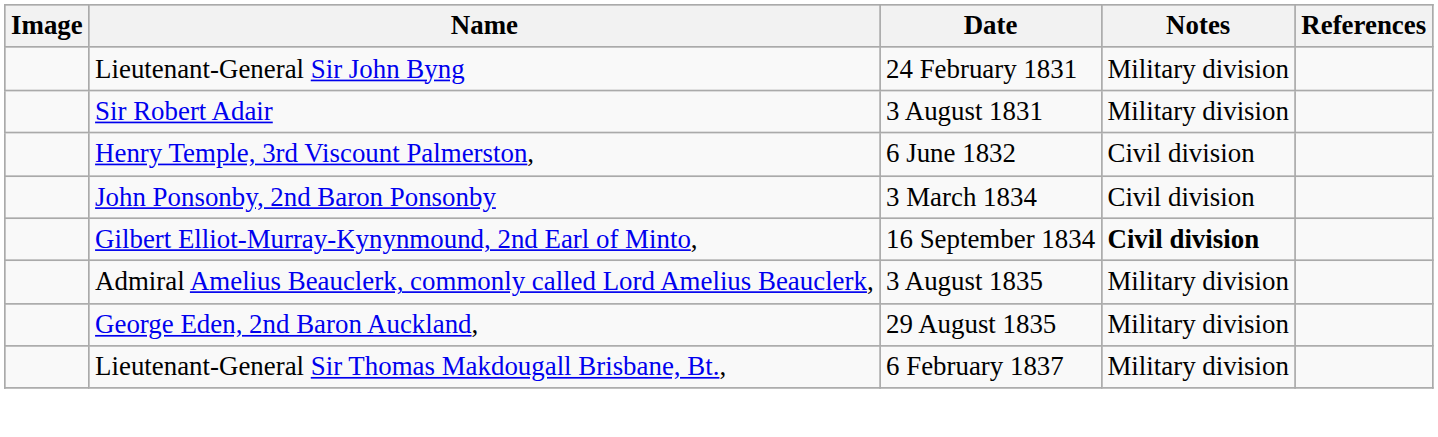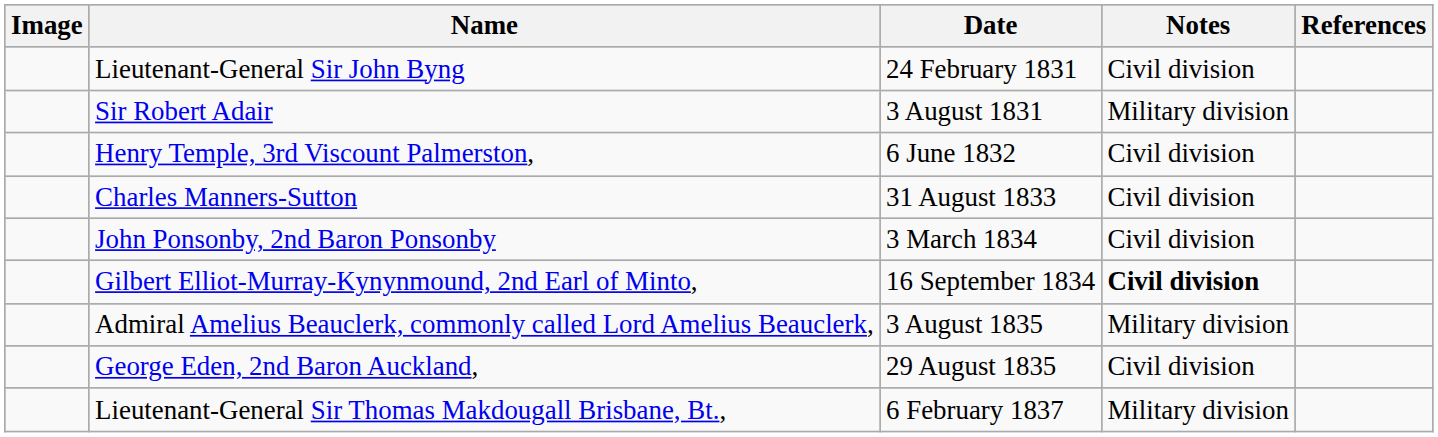(1198, 68) Military division -> (1181, 68) Civil division
+ row: (226, 196)
(1198, 324) Military division -> (1181, 366) Civil division
